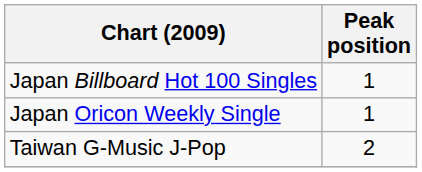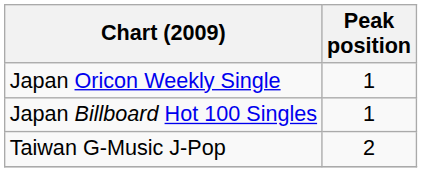rows swapped: (145, 114) <-> (163, 80)
